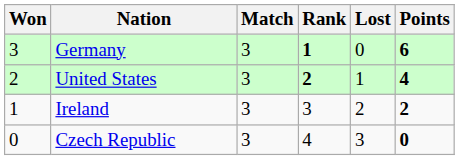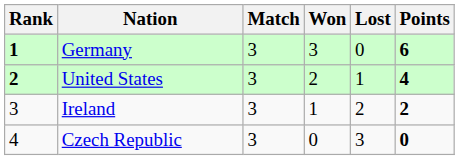columns swapped: (324, 19) <-> (28, 19)
